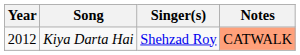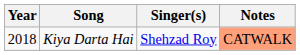(22, 38) 2012 -> (22, 38) 2018
